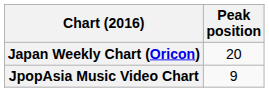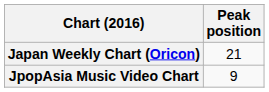(234, 53) 20 -> (234, 53) 21
